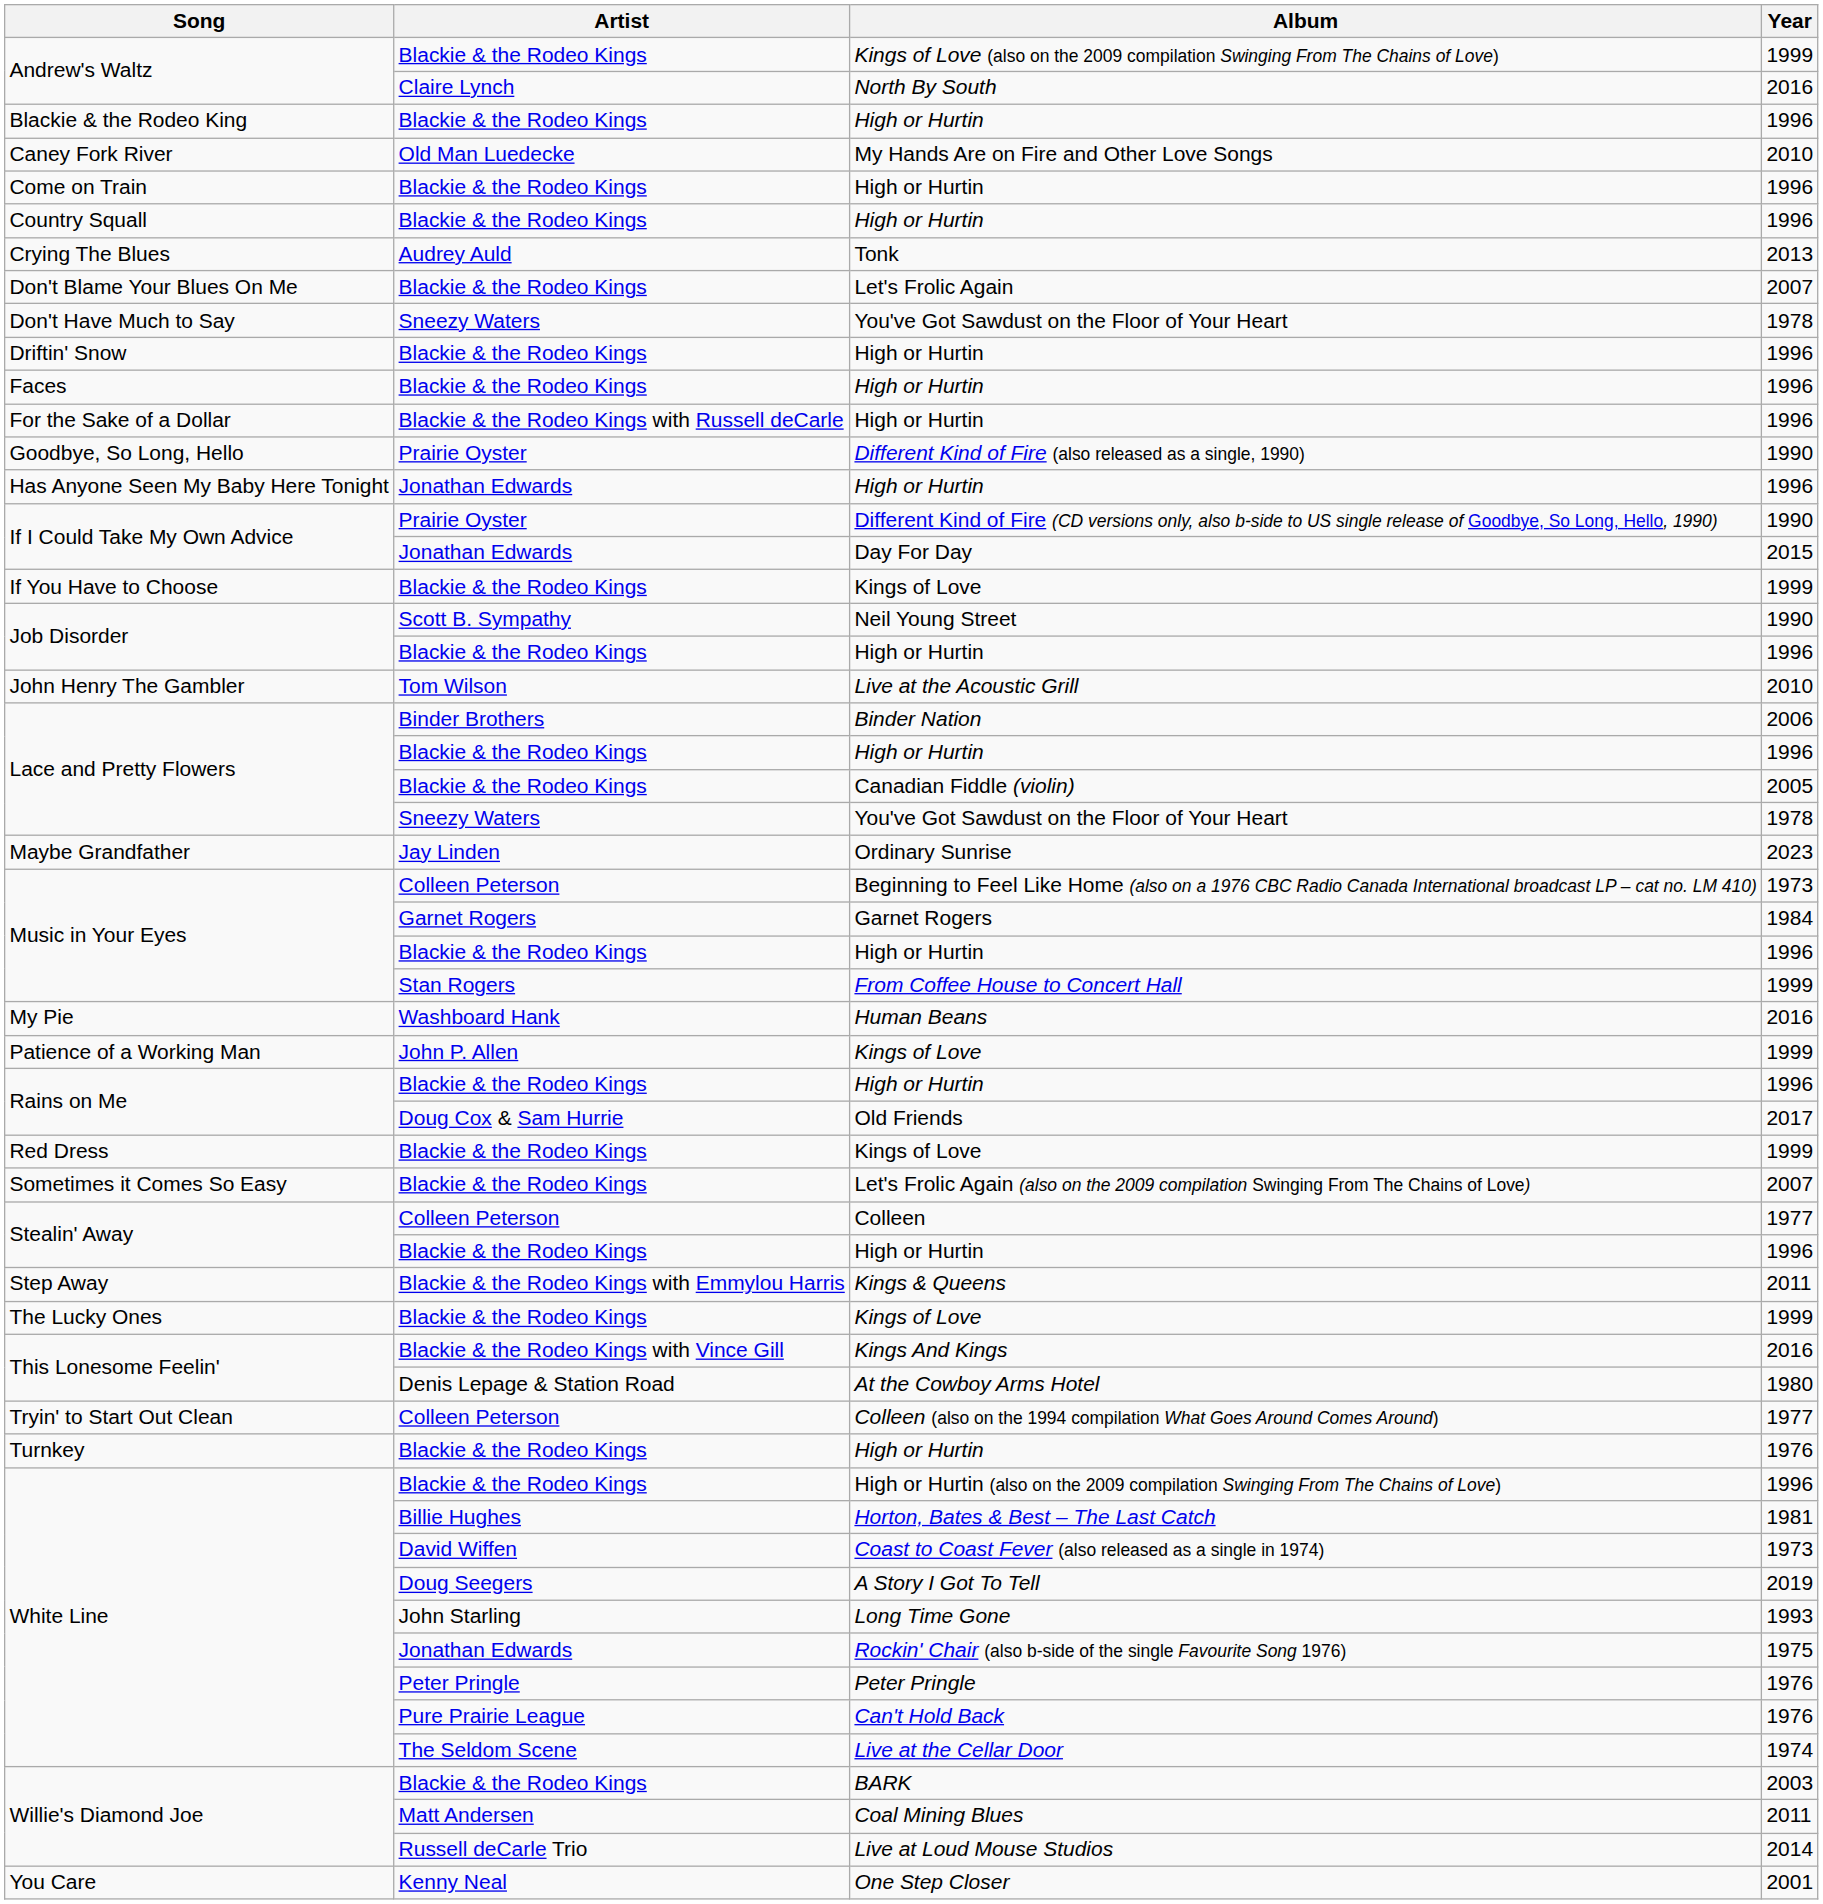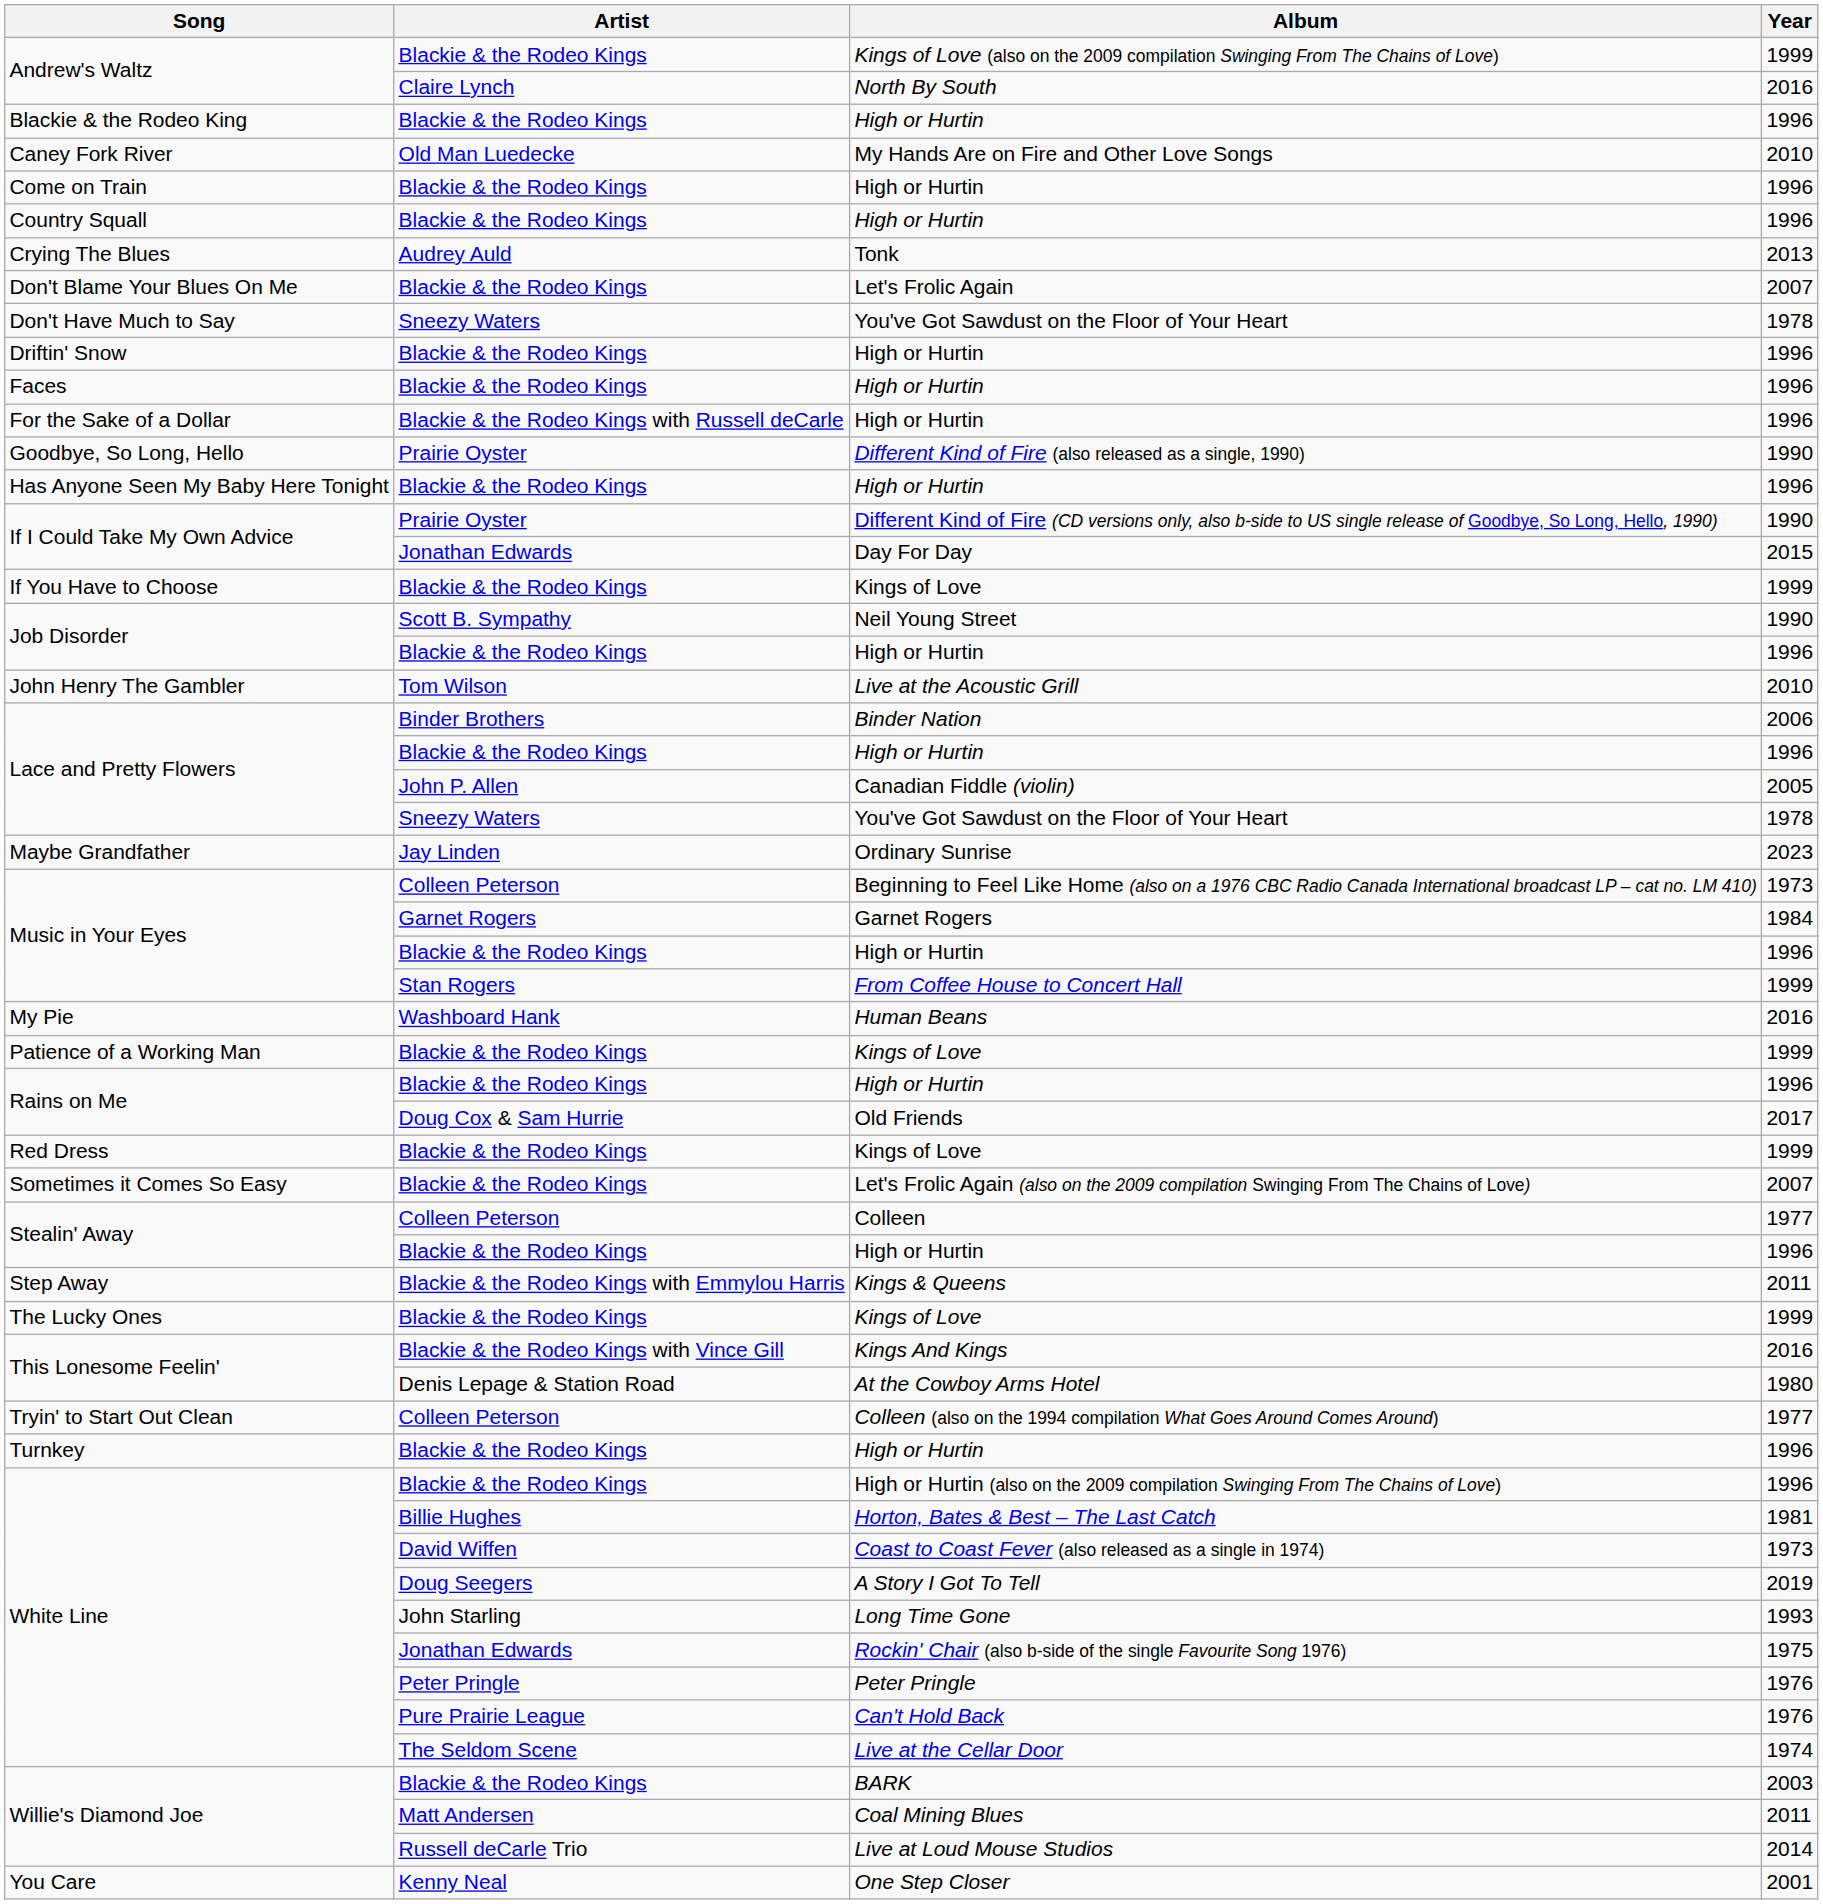(485, 486) Jonathan Edwards -> (523, 486) Blackie & the Rodeo Kings
(523, 785) Blackie & the Rodeo Kings -> (458, 785) John P. Allen
(458, 1051) John P. Allen -> (523, 1051) Blackie & the Rodeo Kings
(1790, 1450) 1976 -> (1790, 1450) 1996
